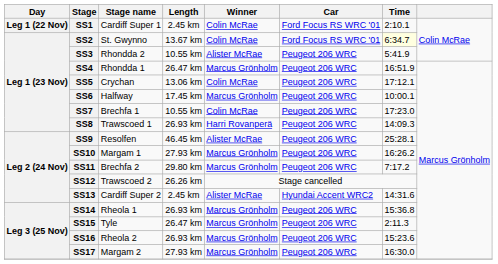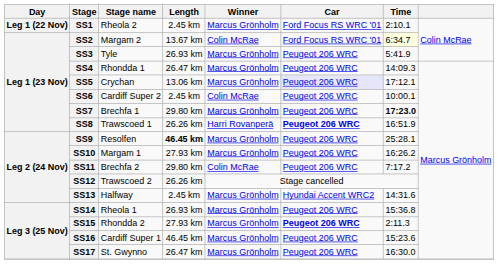(131, 25) Cardiff Super 1 -> (119, 25) Rheola 2
(232, 25) Colin McRae -> (243, 25) Marcus Grönholm
(124, 39) St. Gwynno -> (121, 39) Margam 2
(123, 53) Rhondda 2 -> (109, 53) Tyle
(184, 53) 10.55 km -> (184, 53) 26.93 km
(234, 53) Alister McRae -> (243, 53) Marcus Grönholm
(400, 68) 16:51.9 -> (401, 68) 14:09.3
(232, 82) Colin McRae -> (243, 82) Marcus Grönholm
(319, 82) no background -> (320, 82) lavender background
(117, 96) Halfway -> (131, 96) Cardiff Super 2
(184, 96) 17.45 km -> (184, 96) 2.45 km
(242, 96) Marcus Grönholm -> (233, 96) Colin McRae
(184, 110) 10.55 km -> (184, 110) 29.80 km
(232, 110) Colin McRae -> (243, 110) Marcus Grönholm
(400, 110) normal -> (401, 110) bold
(184, 124) 26.93 km -> (184, 124) 26.26 km
(319, 124) normal -> (321, 124) bold
(400, 124) 14:09.3 -> (401, 124) 16:51.9
(184, 138) normal -> (184, 138) bold
(234, 138) Alister McRae -> (243, 138) Marcus Grönholm
(242, 167) Marcus Grönholm -> (233, 167) Colin McRae
(131, 195) Cardiff Super 2 -> (117, 195) Halfway
(234, 195) Alister McRae -> (243, 195) Marcus Grönholm
(109, 223) Tyle -> (123, 223) Rhondda 2
(184, 223) 26.47 km -> (184, 223) 27.93 km
(319, 223) normal -> (321, 223) bold
(119, 237) Rheola 2 -> (131, 237) Cardiff Super 1
(184, 237) 26.93 km -> (184, 237) 46.45 km
(121, 252) Margam 2 -> (124, 252) St. Gwynno
(184, 252) 27.93 km -> (184, 252) 26.47 km
